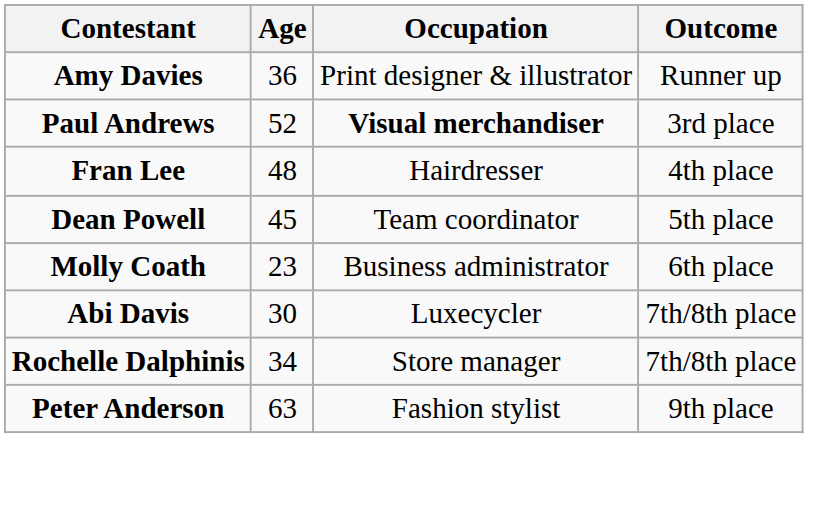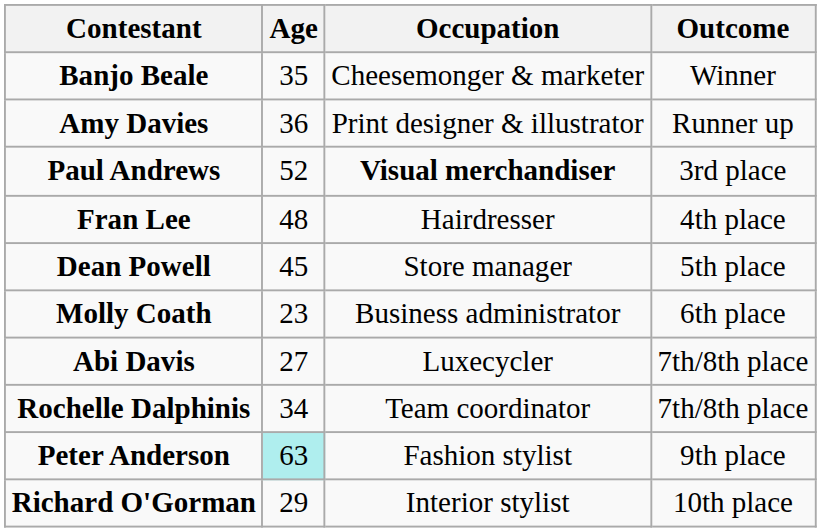+ row: (134, 76)
(476, 218) Team coordinator -> (488, 266) Store manager
(282, 313) 30 -> (294, 361) 27
(476, 361) Store manager -> (488, 408) Team coordinator
(282, 408) no background -> (294, 455) paleturquoise background
+ row: (134, 503)
